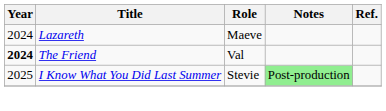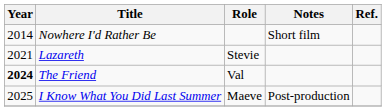+ row: (97, 34)
(20, 34) 2024 -> (20, 55) 2021
(244, 34) Maeve -> (243, 55) Stevie
(243, 75) Stevie -> (244, 95) Maeve
(309, 75) lightgreen background -> (309, 95) no background
